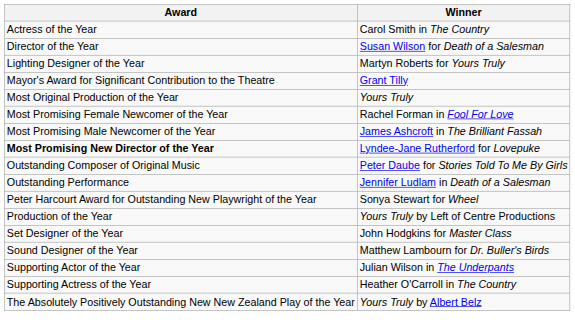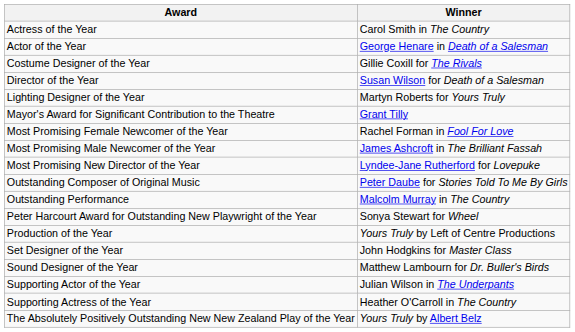+ row: (454, 47)
+ row: (421, 64)
- row: (386, 98)
(110, 149) bold -> (103, 166) normal
- row: (455, 183)
+ row: (435, 200)
